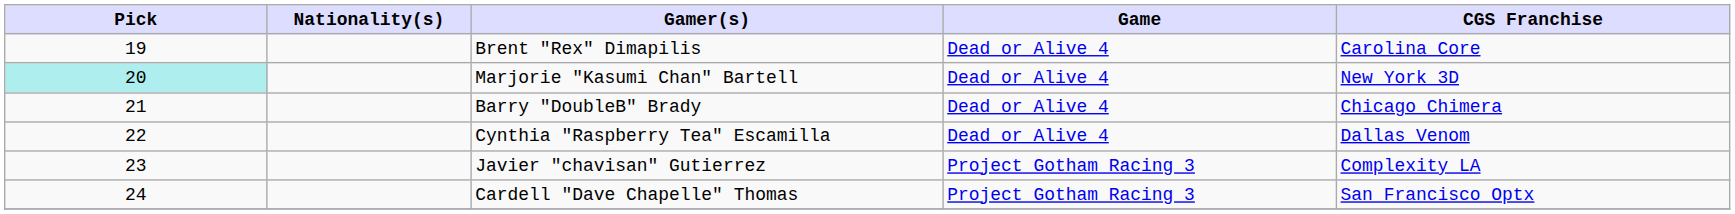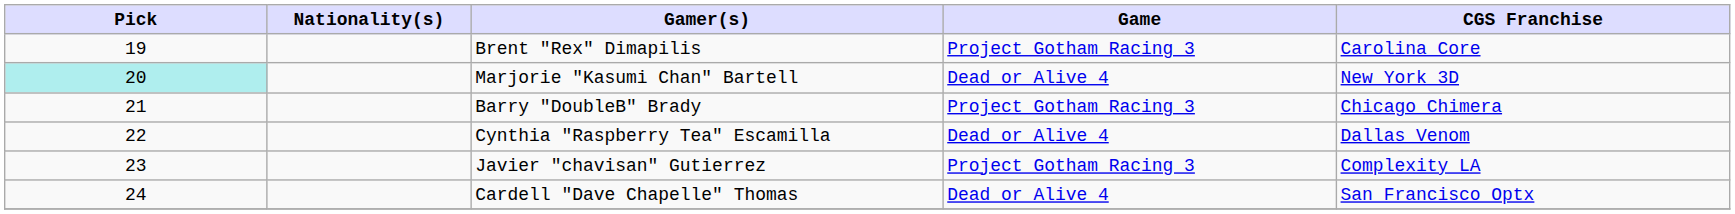(1028, 49) Dead or Alive 4 -> (1071, 49) Project Gotham Racing 3
(1028, 107) Dead or Alive 4 -> (1071, 107) Project Gotham Racing 3
(1071, 195) Project Gotham Racing 3 -> (1028, 195) Dead or Alive 4
